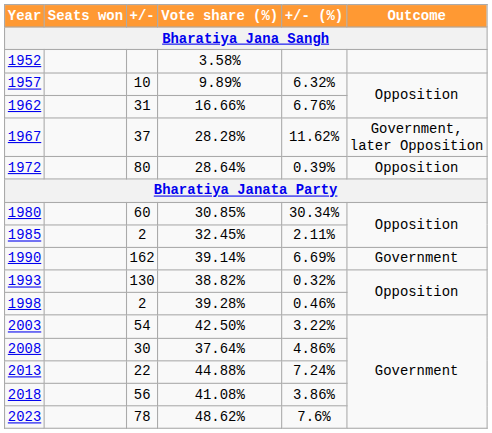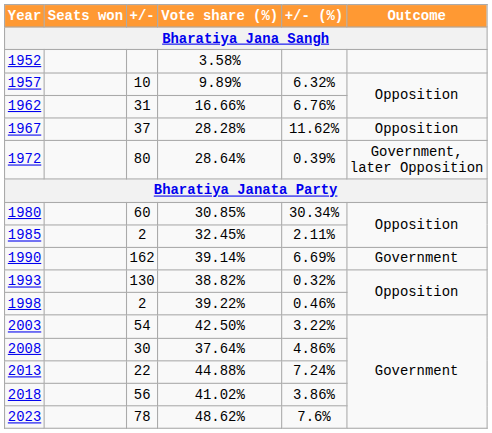(417, 137) Government, later Opposition -> (417, 129) Opposition
(417, 168) Opposition -> (417, 160) Government, later Opposition
(220, 304) 39.28% -> (220, 304) 39.22%
(220, 395) 41.08% -> (220, 395) 41.02%
